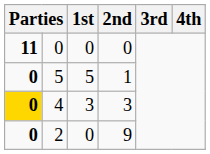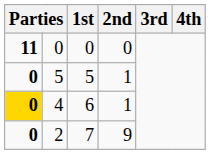(90, 105) 3 -> (90, 105) 6
(127, 105) 3 -> (127, 105) 1
(90, 134) 0 -> (90, 134) 7
